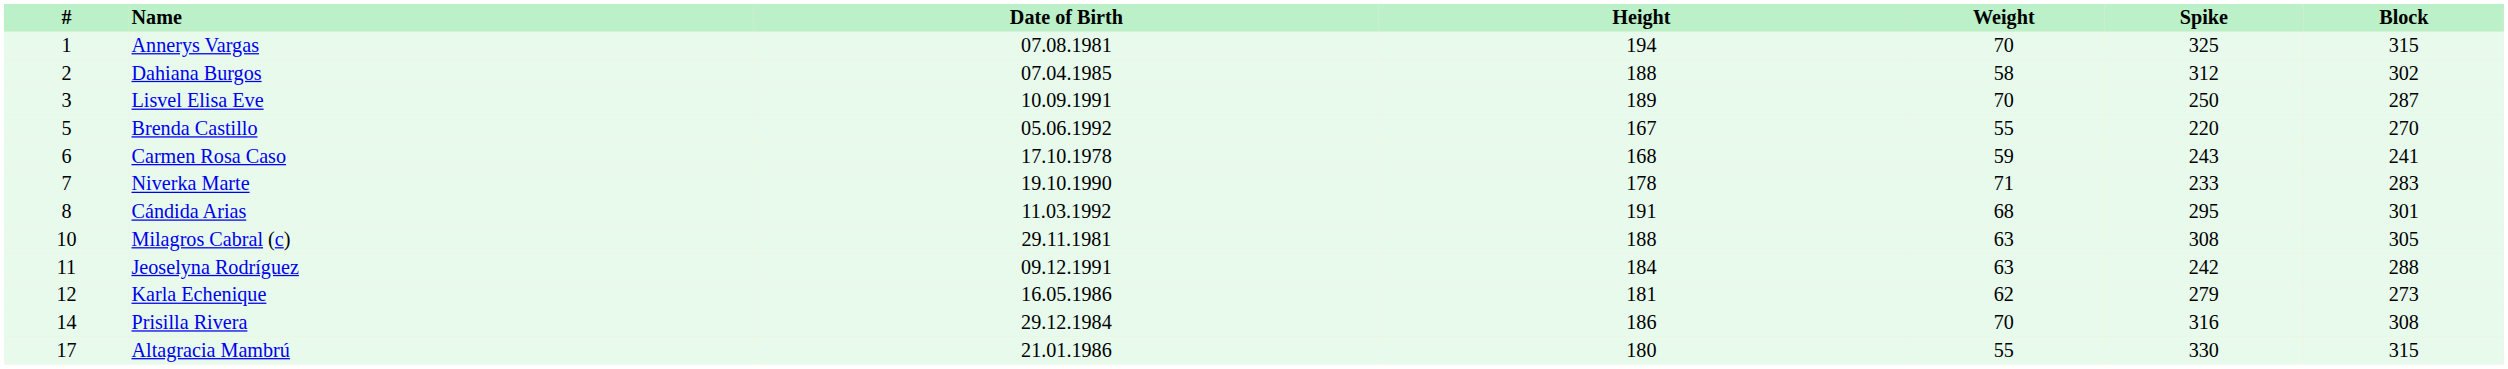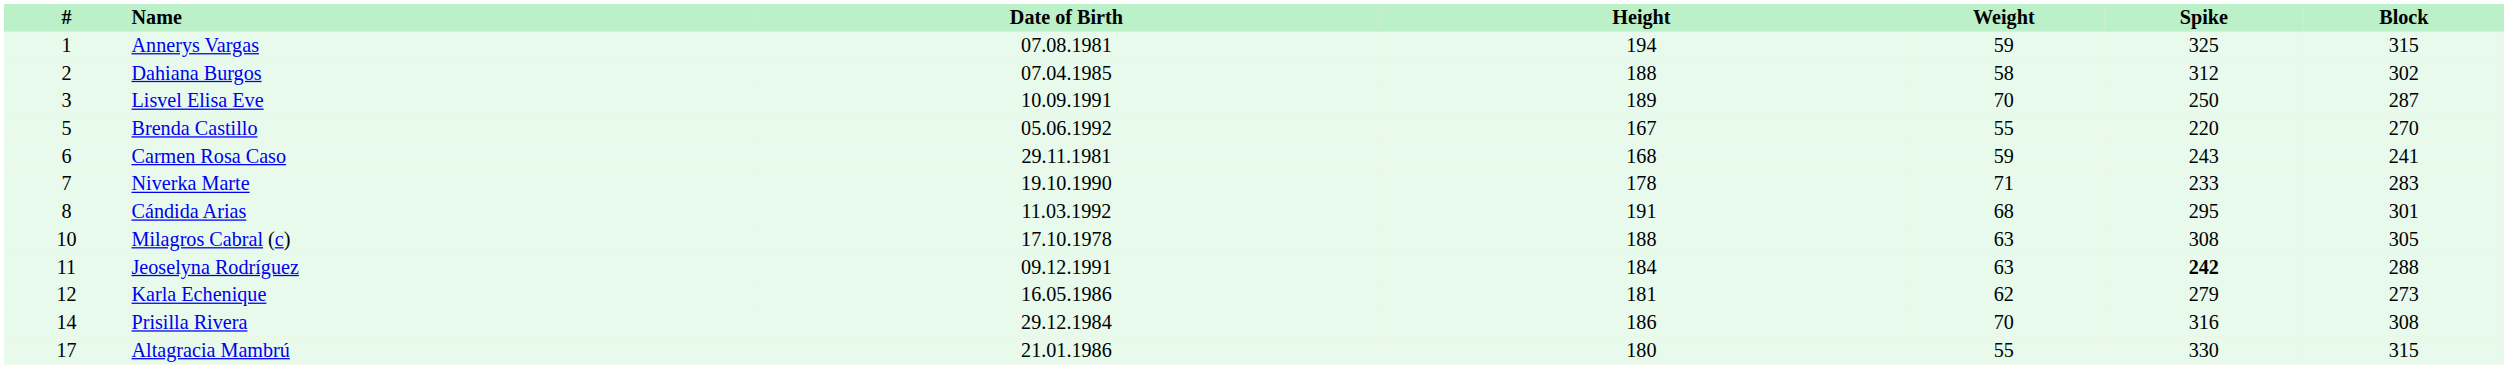(2004, 45) 70 -> (2004, 45) 59
(1066, 156) 17.10.1978 -> (1066, 156) 29.11.1981
(1066, 239) 29.11.1981 -> (1066, 239) 17.10.1978
(2204, 267) normal -> (2204, 267) bold
